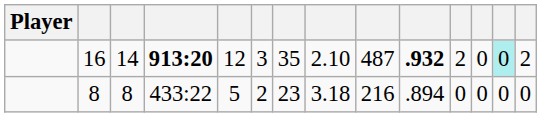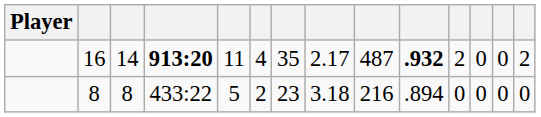(234, 58) 12 -> (234, 58) 11
(262, 58) 3 -> (261, 58) 4
(331, 58) 2.10 -> (330, 58) 2.17
(504, 58) paleturquoise background -> (503, 58) no background
